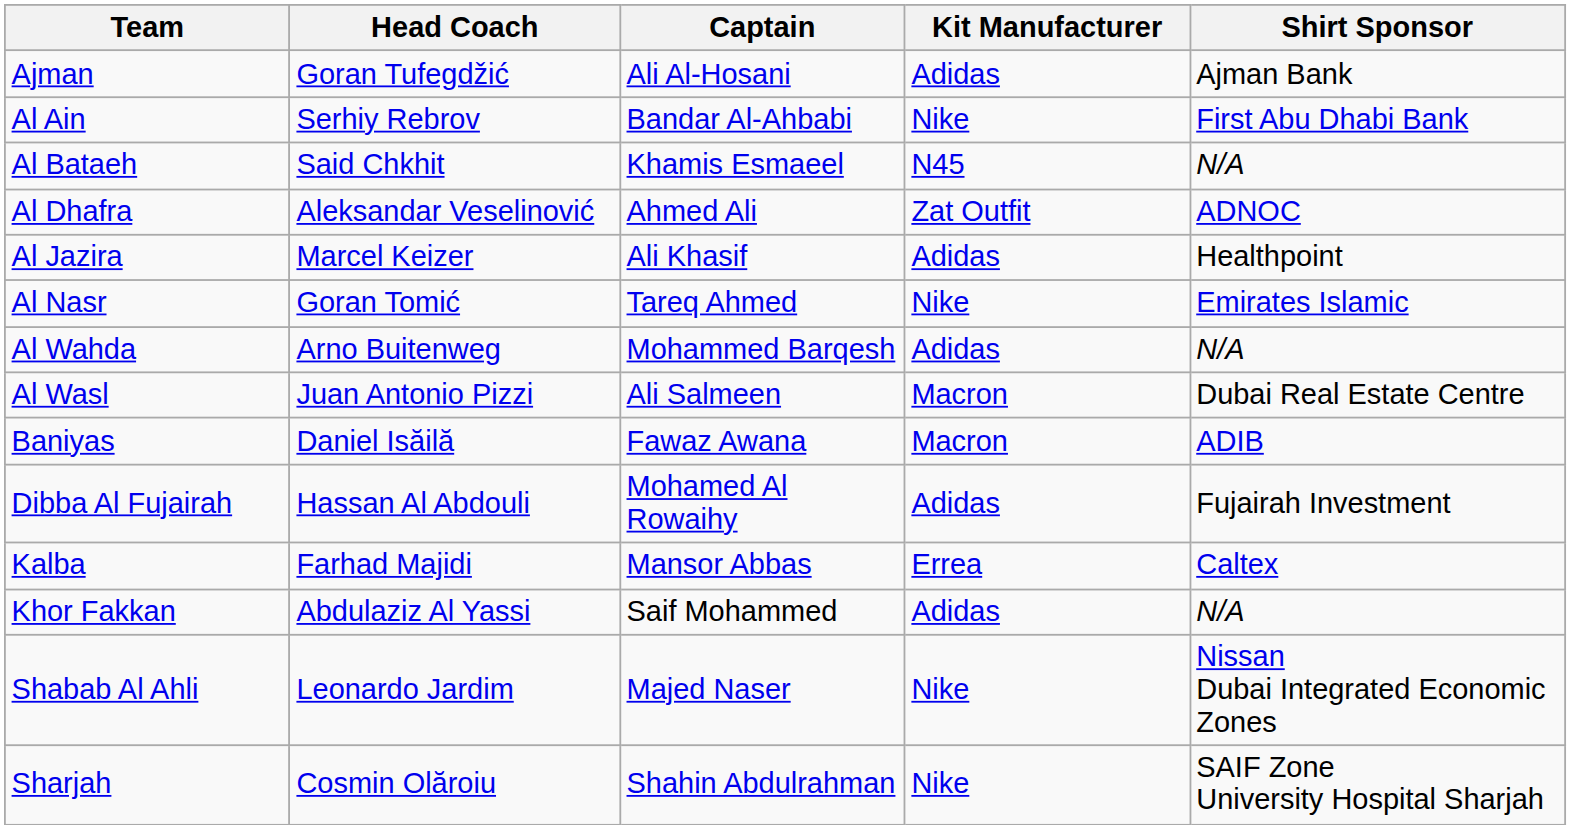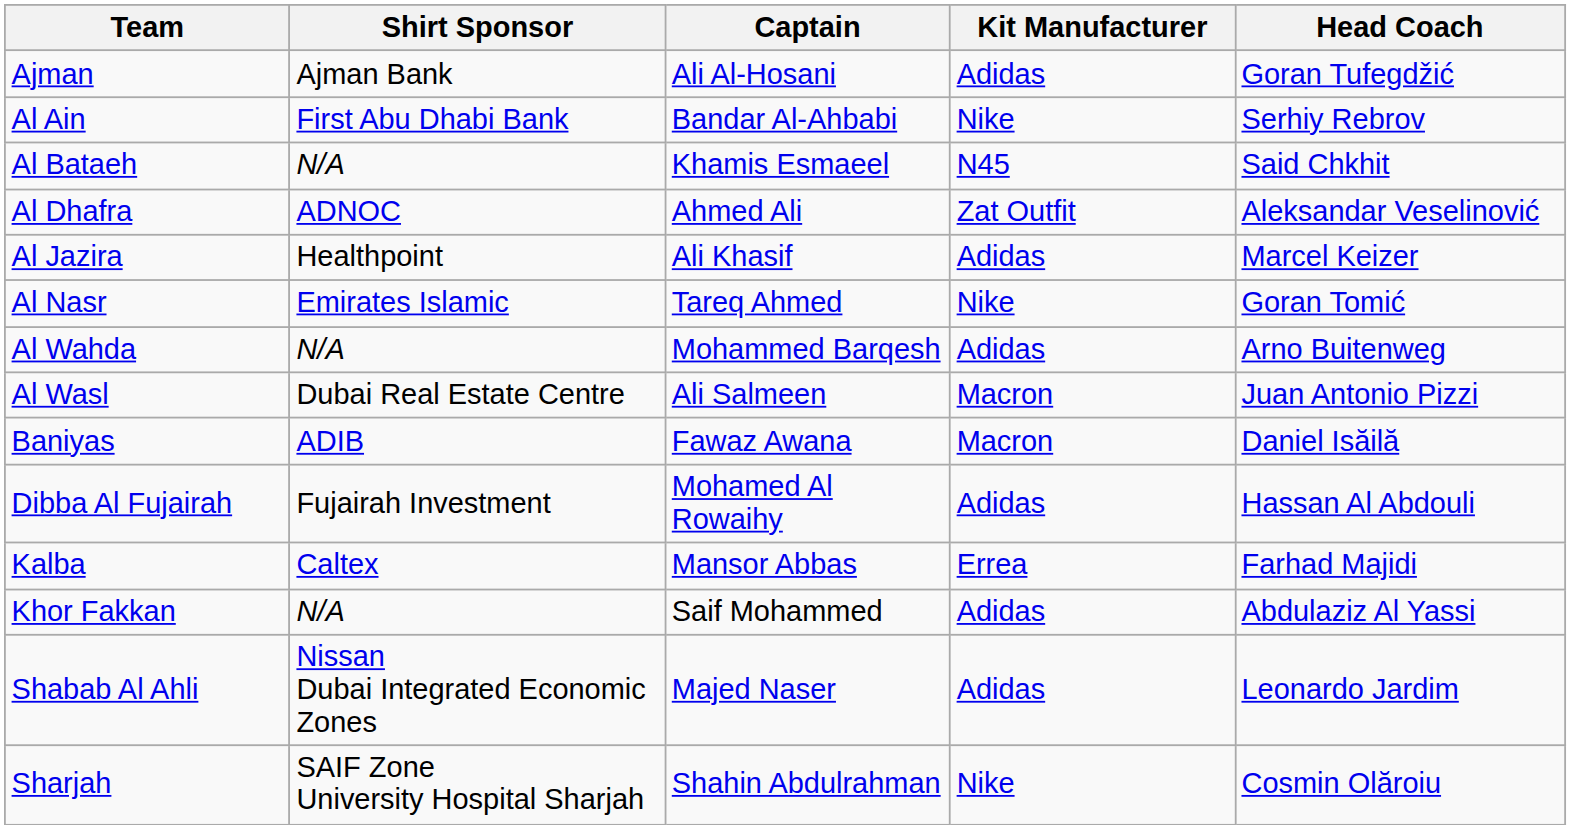columns swapped: (455, 27) <-> (1377, 27)
(940, 689) Nike -> (1001, 689) Adidas
